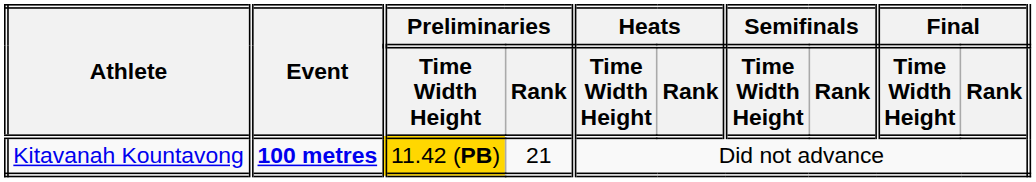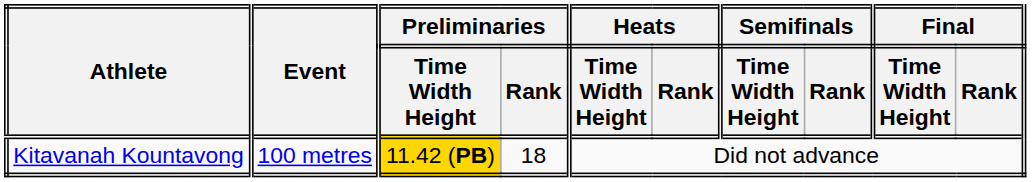(317, 156) bold -> (315, 156) normal
(539, 156) 21 -> (534, 156) 18
